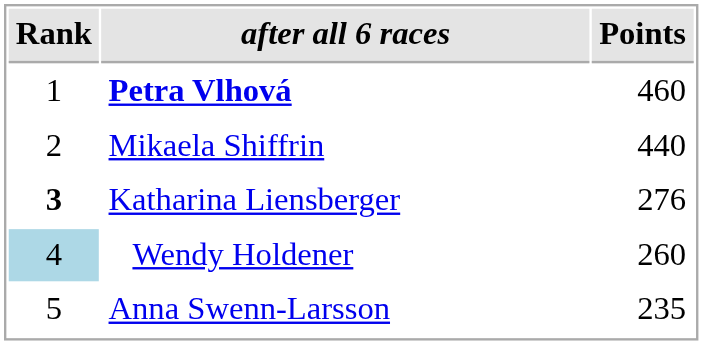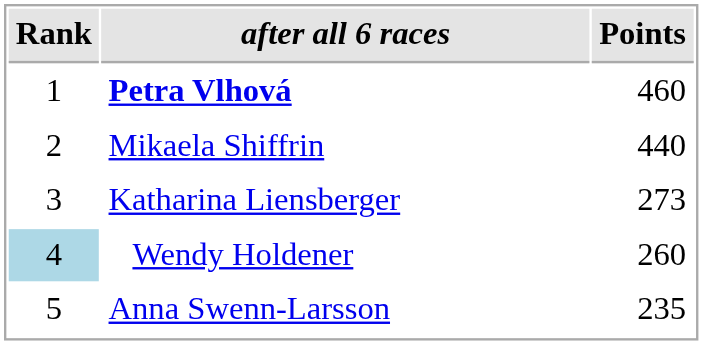(54, 200) bold -> (54, 200) normal
(662, 200) 276 -> (662, 200) 273
